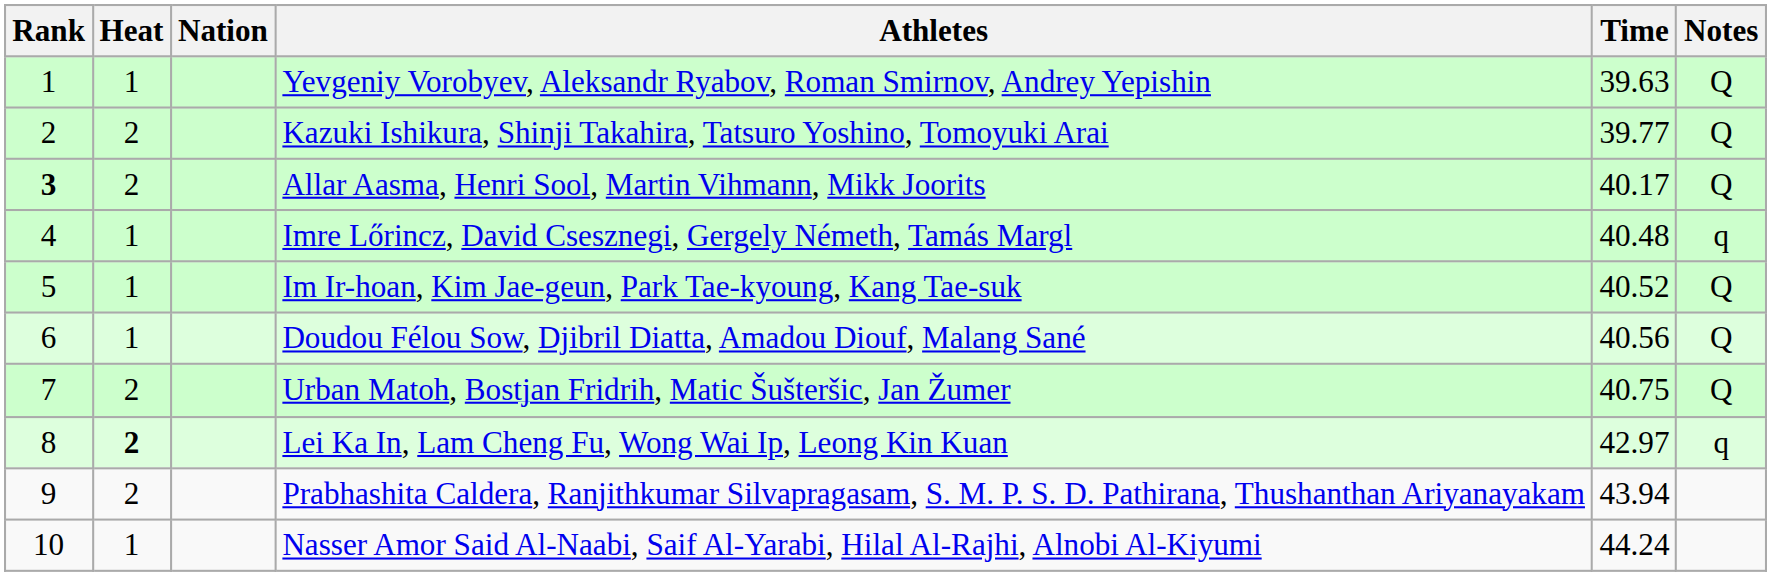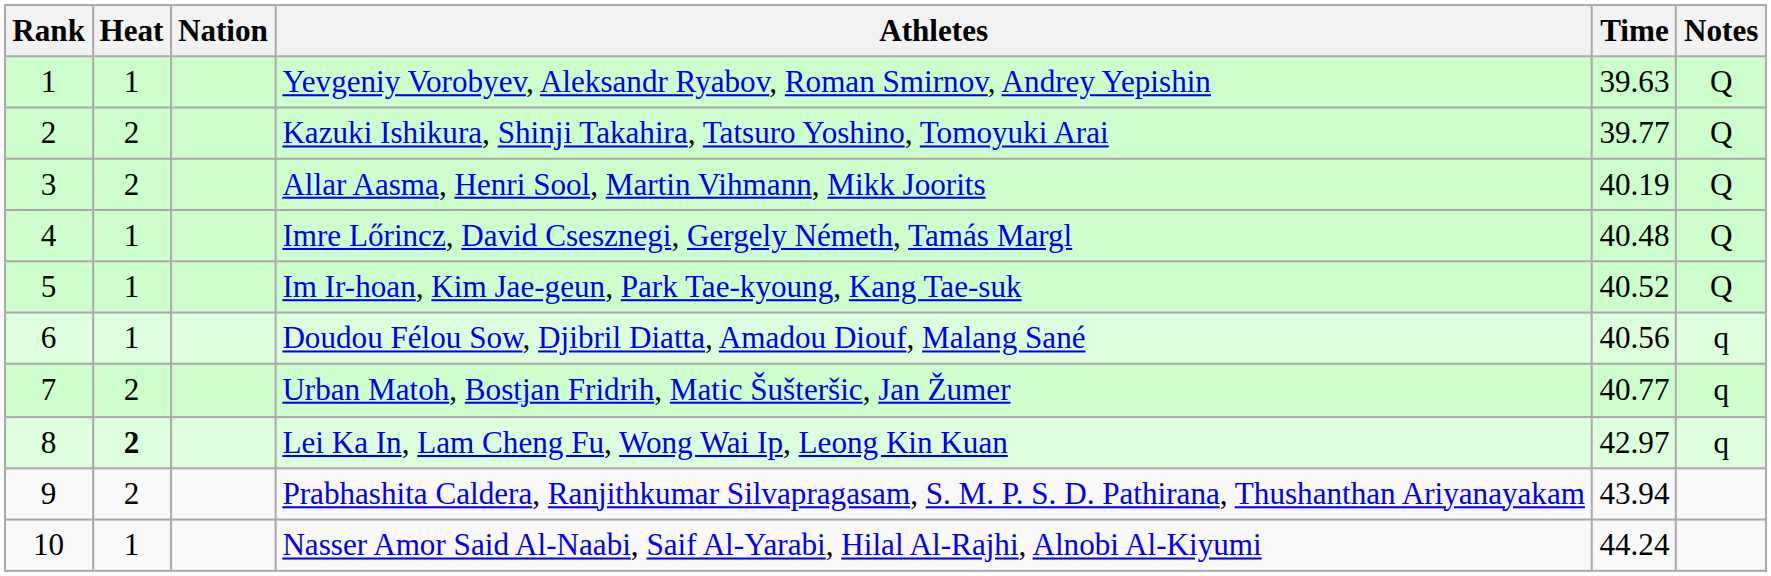(49, 184) bold -> (49, 184) normal
(1634, 184) 40.17 -> (1634, 184) 40.19
(1721, 235) q -> (1721, 235) Q
(1721, 338) Q -> (1721, 338) q
(1634, 390) 40.75 -> (1634, 390) 40.77
(1721, 390) Q -> (1721, 390) q
